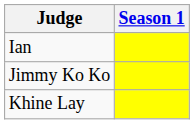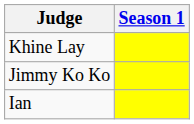rows swapped: (20, 47) <-> (47, 103)
